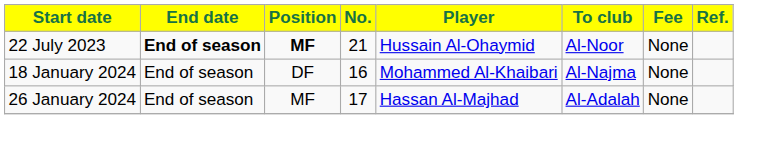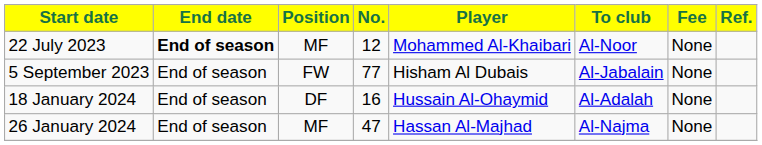(303, 45) bold -> (316, 45) normal
(358, 45) 21 -> (371, 45) 12
(457, 45) Hussain Al-Ohaymid -> (482, 45) Mohammed Al-Khaibari
+ row: (79, 72)
(469, 72) Mohammed Al-Khaibari -> (471, 99) Hussain Al-Ohaymid
(601, 72) Al-Najma -> (616, 99) Al-Adalah
(358, 99) 17 -> (371, 126) 47
(603, 99) Al-Adalah -> (614, 126) Al-Najma
